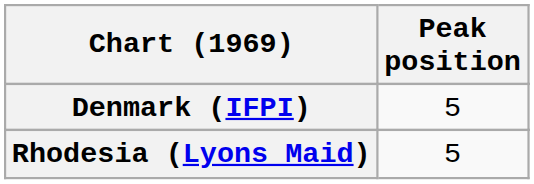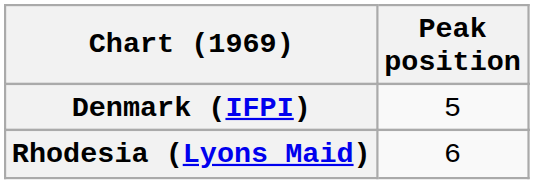(453, 154) 5 -> (453, 154) 6
